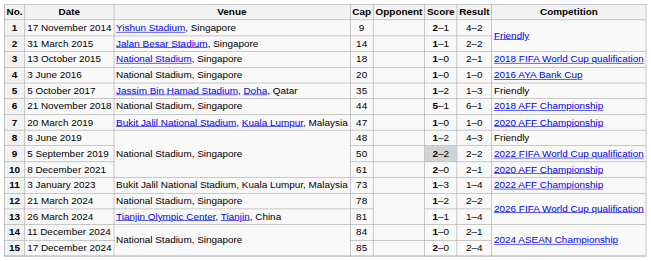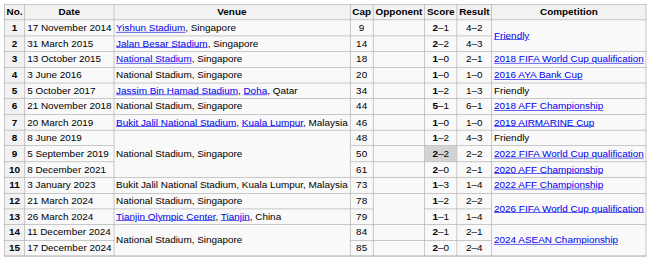(441, 43) 1–1 -> (441, 43) 2–2
(474, 43) 2–2 -> (474, 43) 4–3
(362, 91) 35 -> (362, 91) 34
(362, 122) 47 -> (362, 122) 46
(549, 122) 2020 AFF Championship -> (544, 122) 2019 AIRMARINE Cup
(362, 216) 81 -> (362, 216) 79
(441, 232) 1–0 -> (441, 232) 2–1
